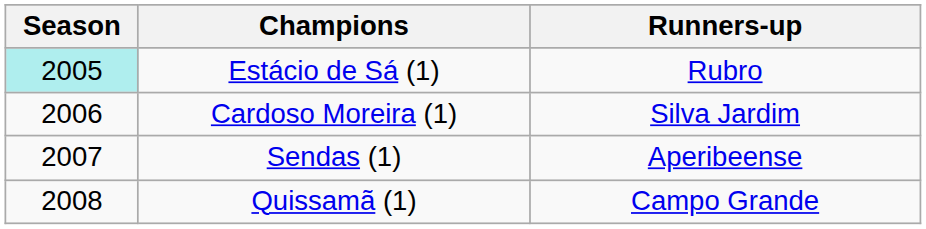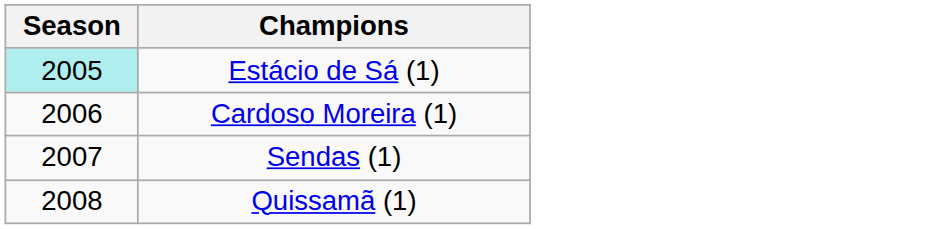- column: (725, 26)
